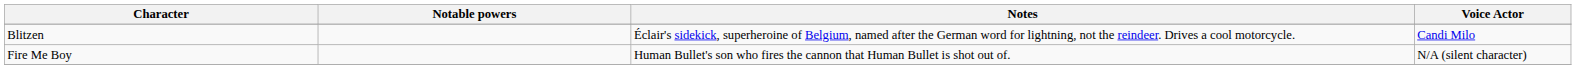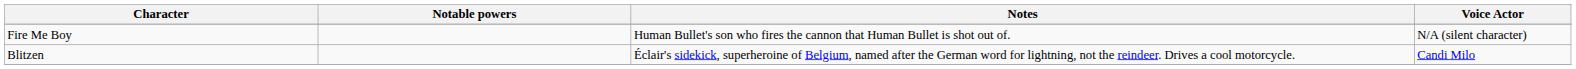rows swapped: (26, 34) <-> (40, 54)
